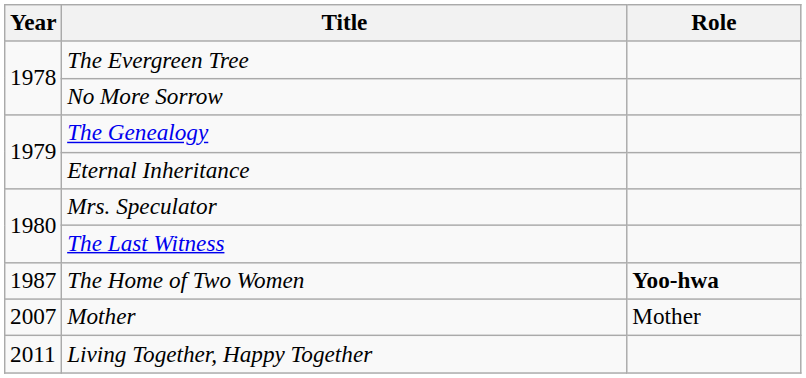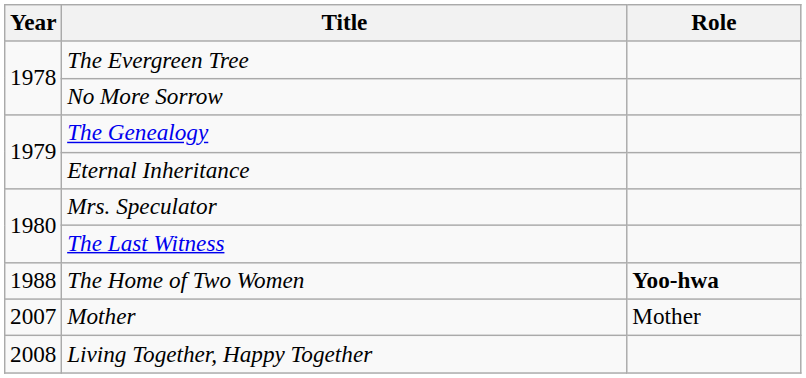(33, 280) 1987 -> (33, 280) 1988
(33, 354) 2011 -> (33, 354) 2008
